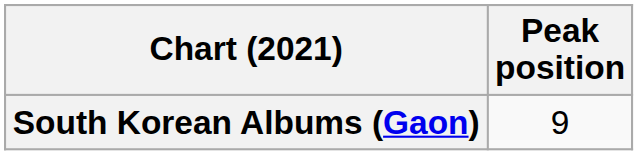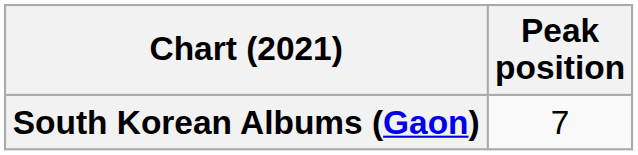(560, 121) 9 -> (560, 121) 7
